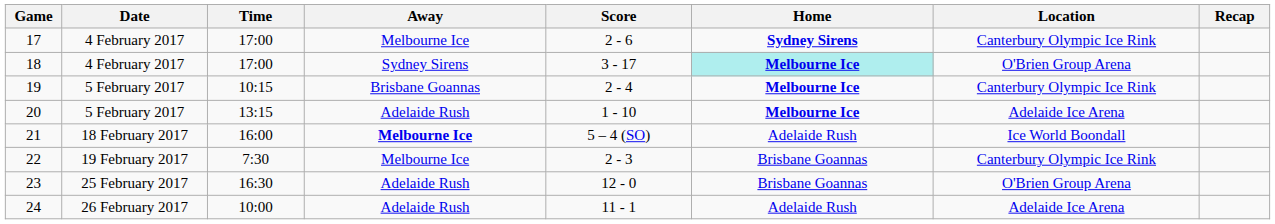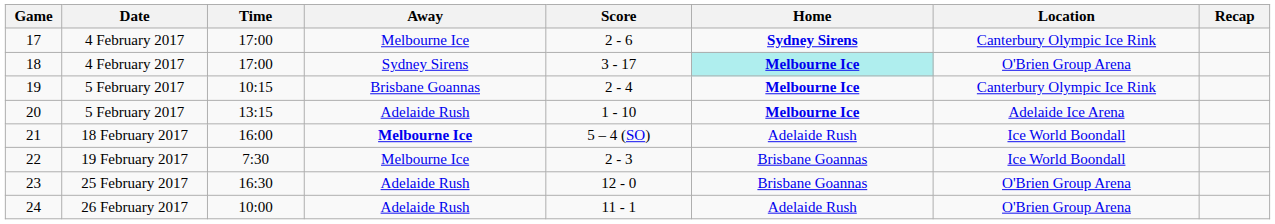(1066, 159) Canterbury Olympic Ice Rink -> (1066, 159) Ice World Boondall
(1066, 207) Adelaide Ice Arena -> (1066, 207) O'Brien Group Arena
